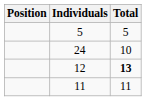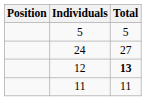(126, 50) 10 -> (126, 50) 27
